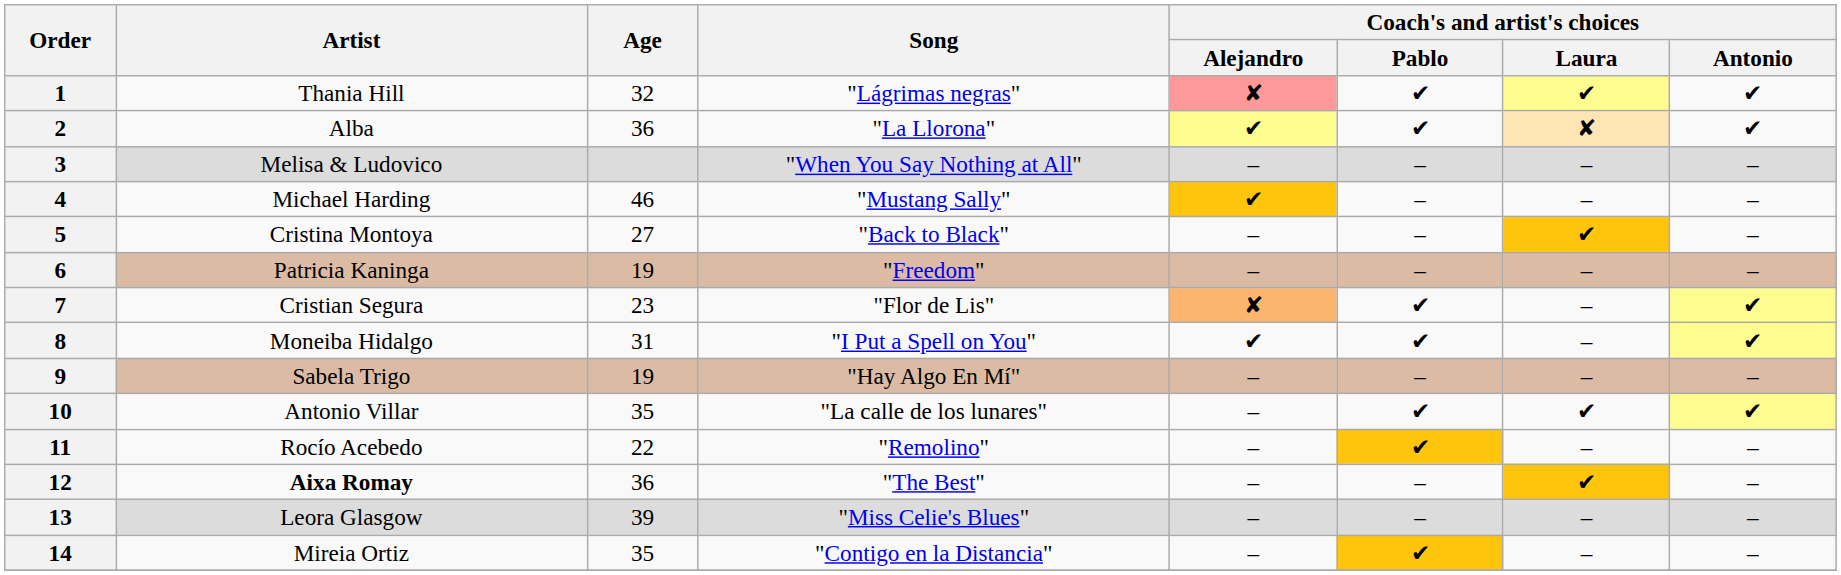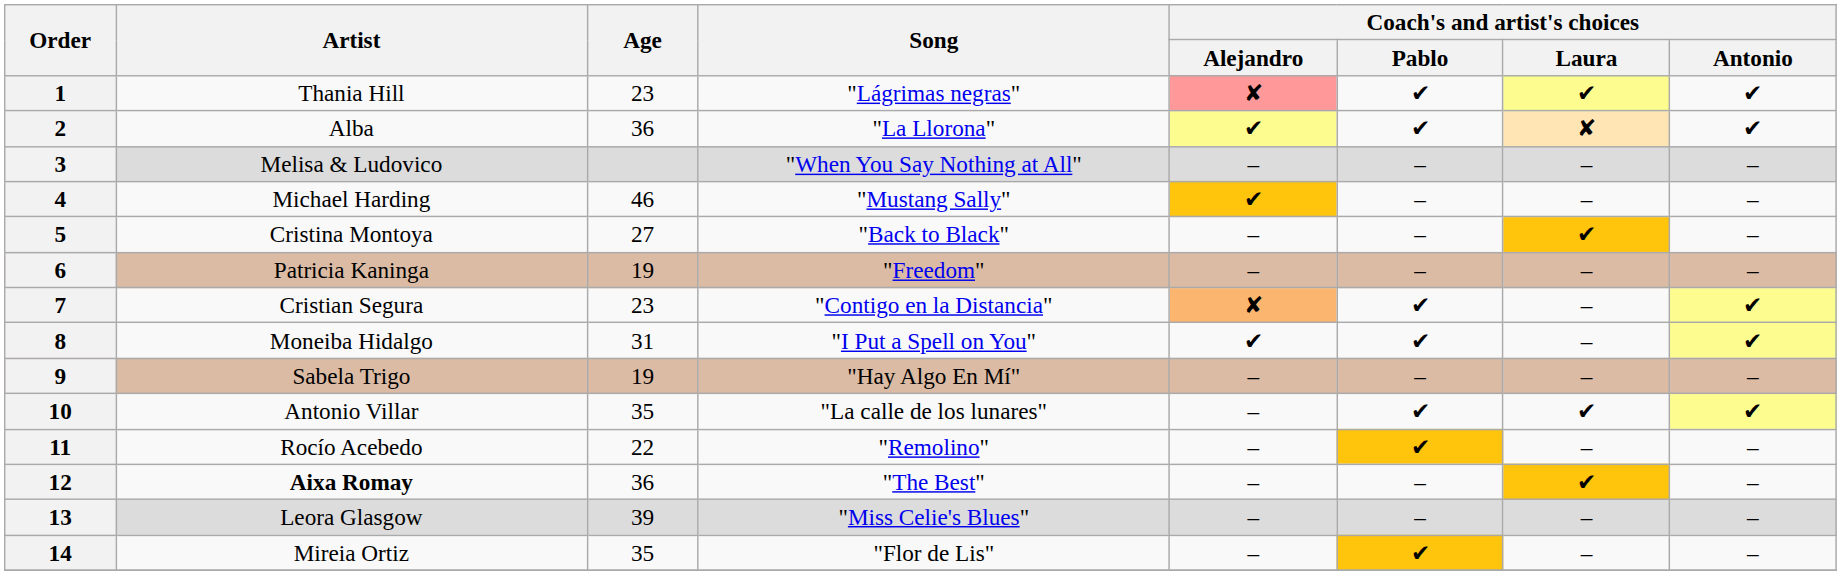(643, 93) 32 -> (643, 93) 23
(934, 305) "Flor de Lis" -> (934, 305) "Contigo en la Distancia"
(934, 553) "Contigo en la Distancia" -> (934, 553) "Flor de Lis"
